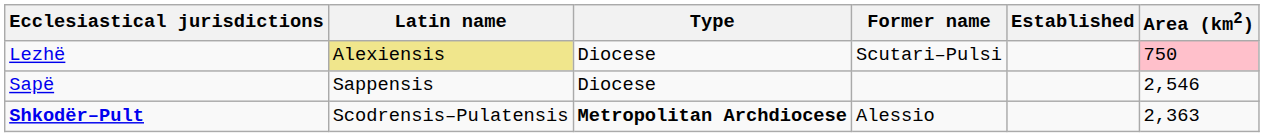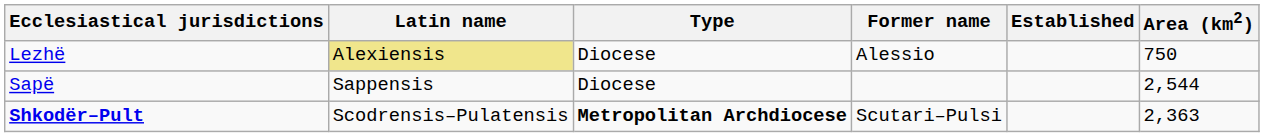(929, 55) Scutari–Pulsi -> (895, 55) Alessio
(1160, 55) pink background -> (1160, 55) no background
(1172, 86) 2,546 -> (1172, 86) 2,544
(895, 116) Alessio -> (929, 116) Scutari–Pulsi
